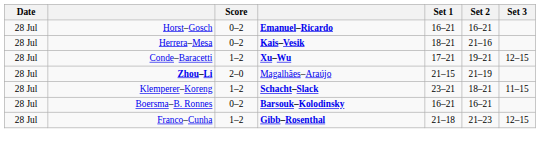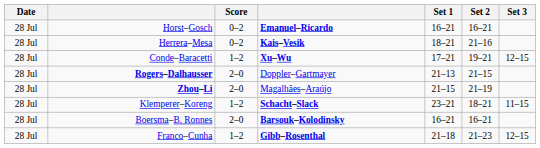+ row: (174, 74)
(236, 105) 0–2 -> (236, 120) 2–0
